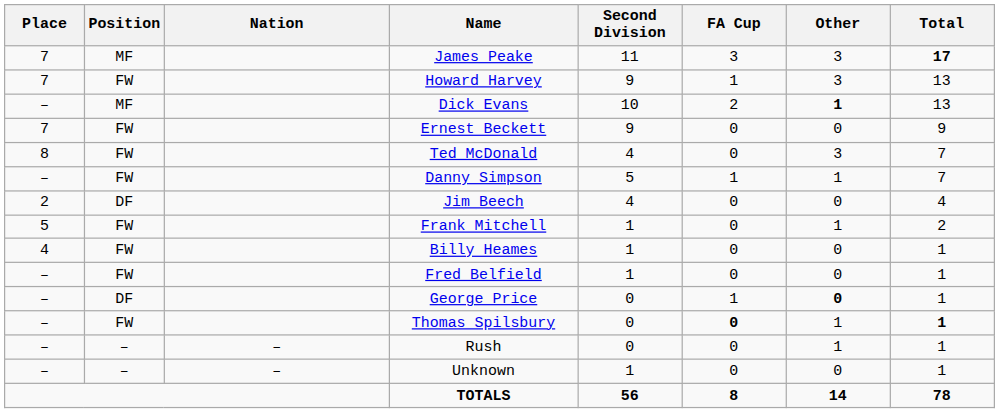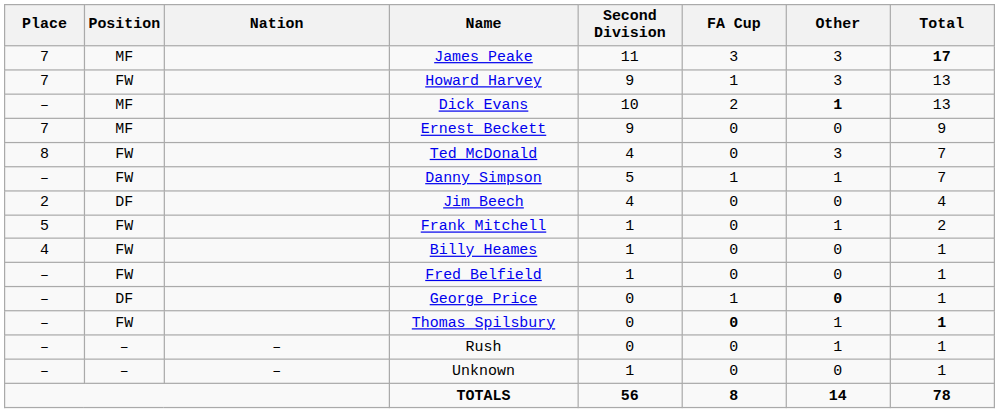(124, 130) FW -> (124, 130) MF
